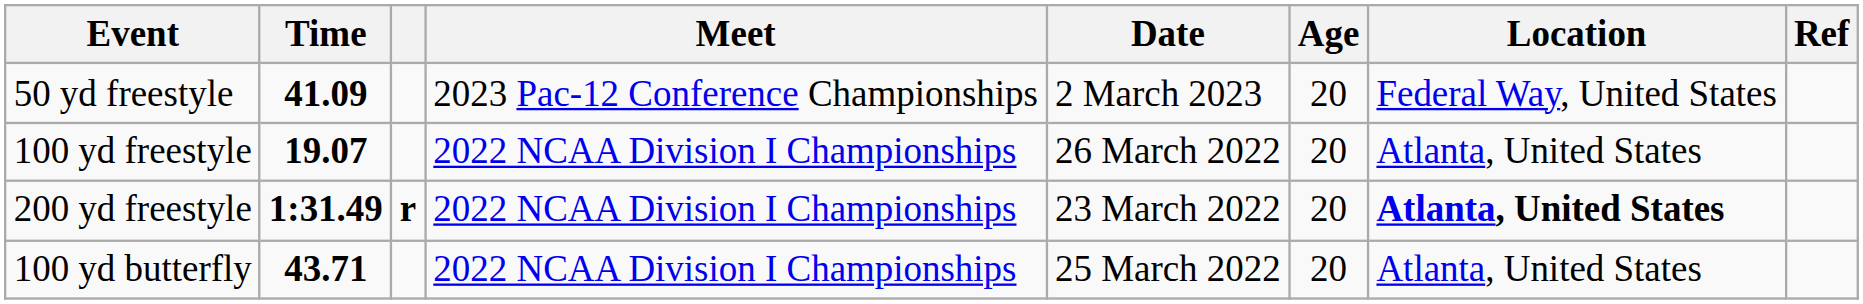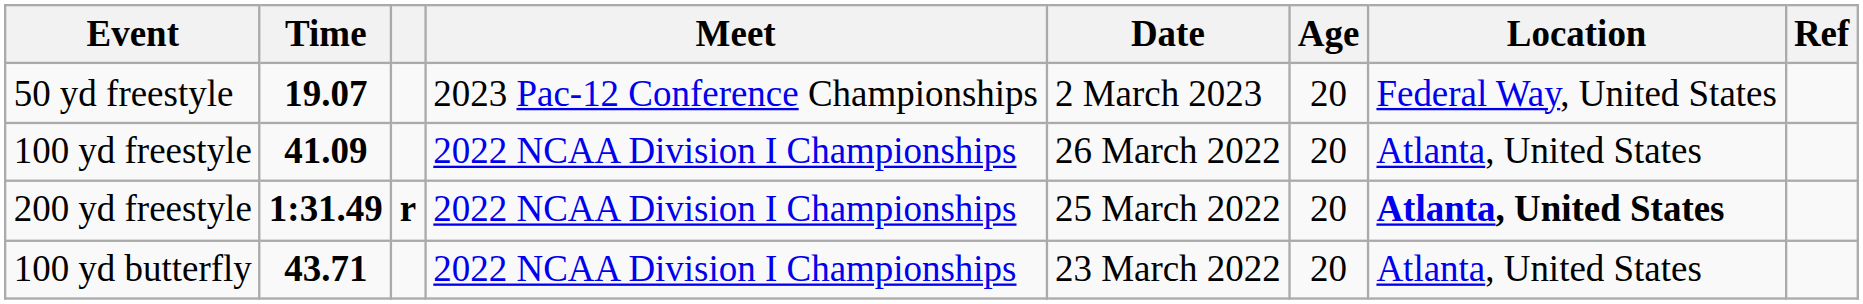(326, 92) 41.09 -> (326, 92) 19.07
(326, 151) 19.07 -> (326, 151) 41.09
(1168, 209) 23 March 2022 -> (1168, 209) 25 March 2022
(1168, 268) 25 March 2022 -> (1168, 268) 23 March 2022
